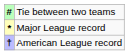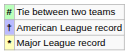rows swapped: (9, 43) <-> (9, 28)
